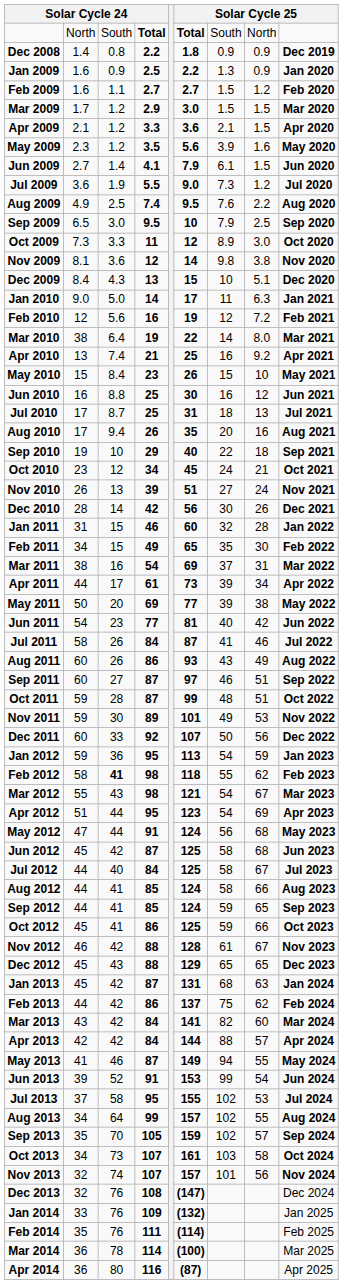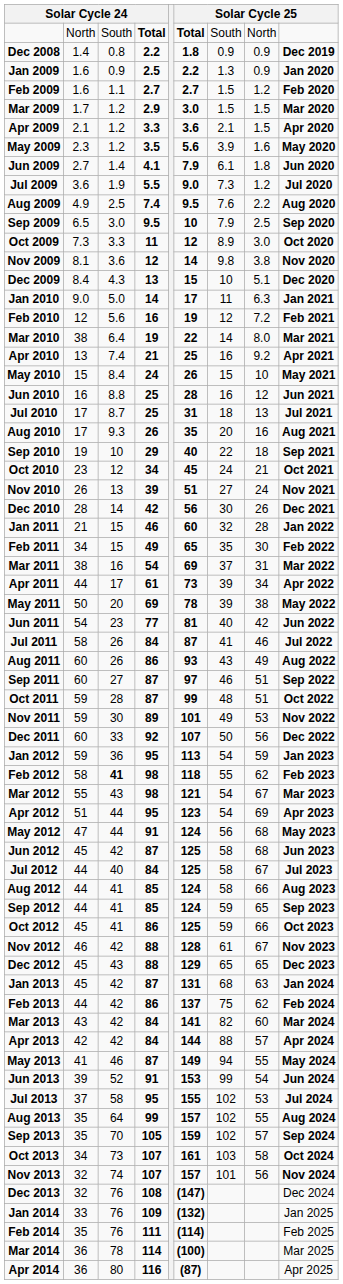(262, 166) 1.5 -> (262, 166) 1.8
(152, 375) 23 -> (152, 375) 24
(191, 394) 30 -> (191, 394) 28
(117, 432) 9.4 -> (117, 432) 9.3
(81, 527) 31 -> (81, 527) 21
(191, 603) 77 -> (191, 603) 78
(81, 1117) 34 -> (81, 1117) 35
